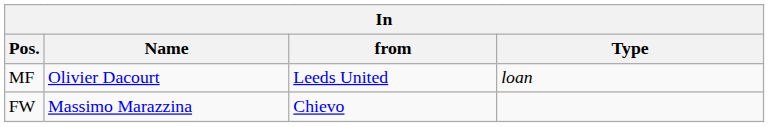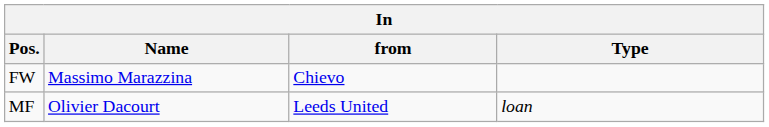rows swapped: (22, 77) <-> (22, 107)
